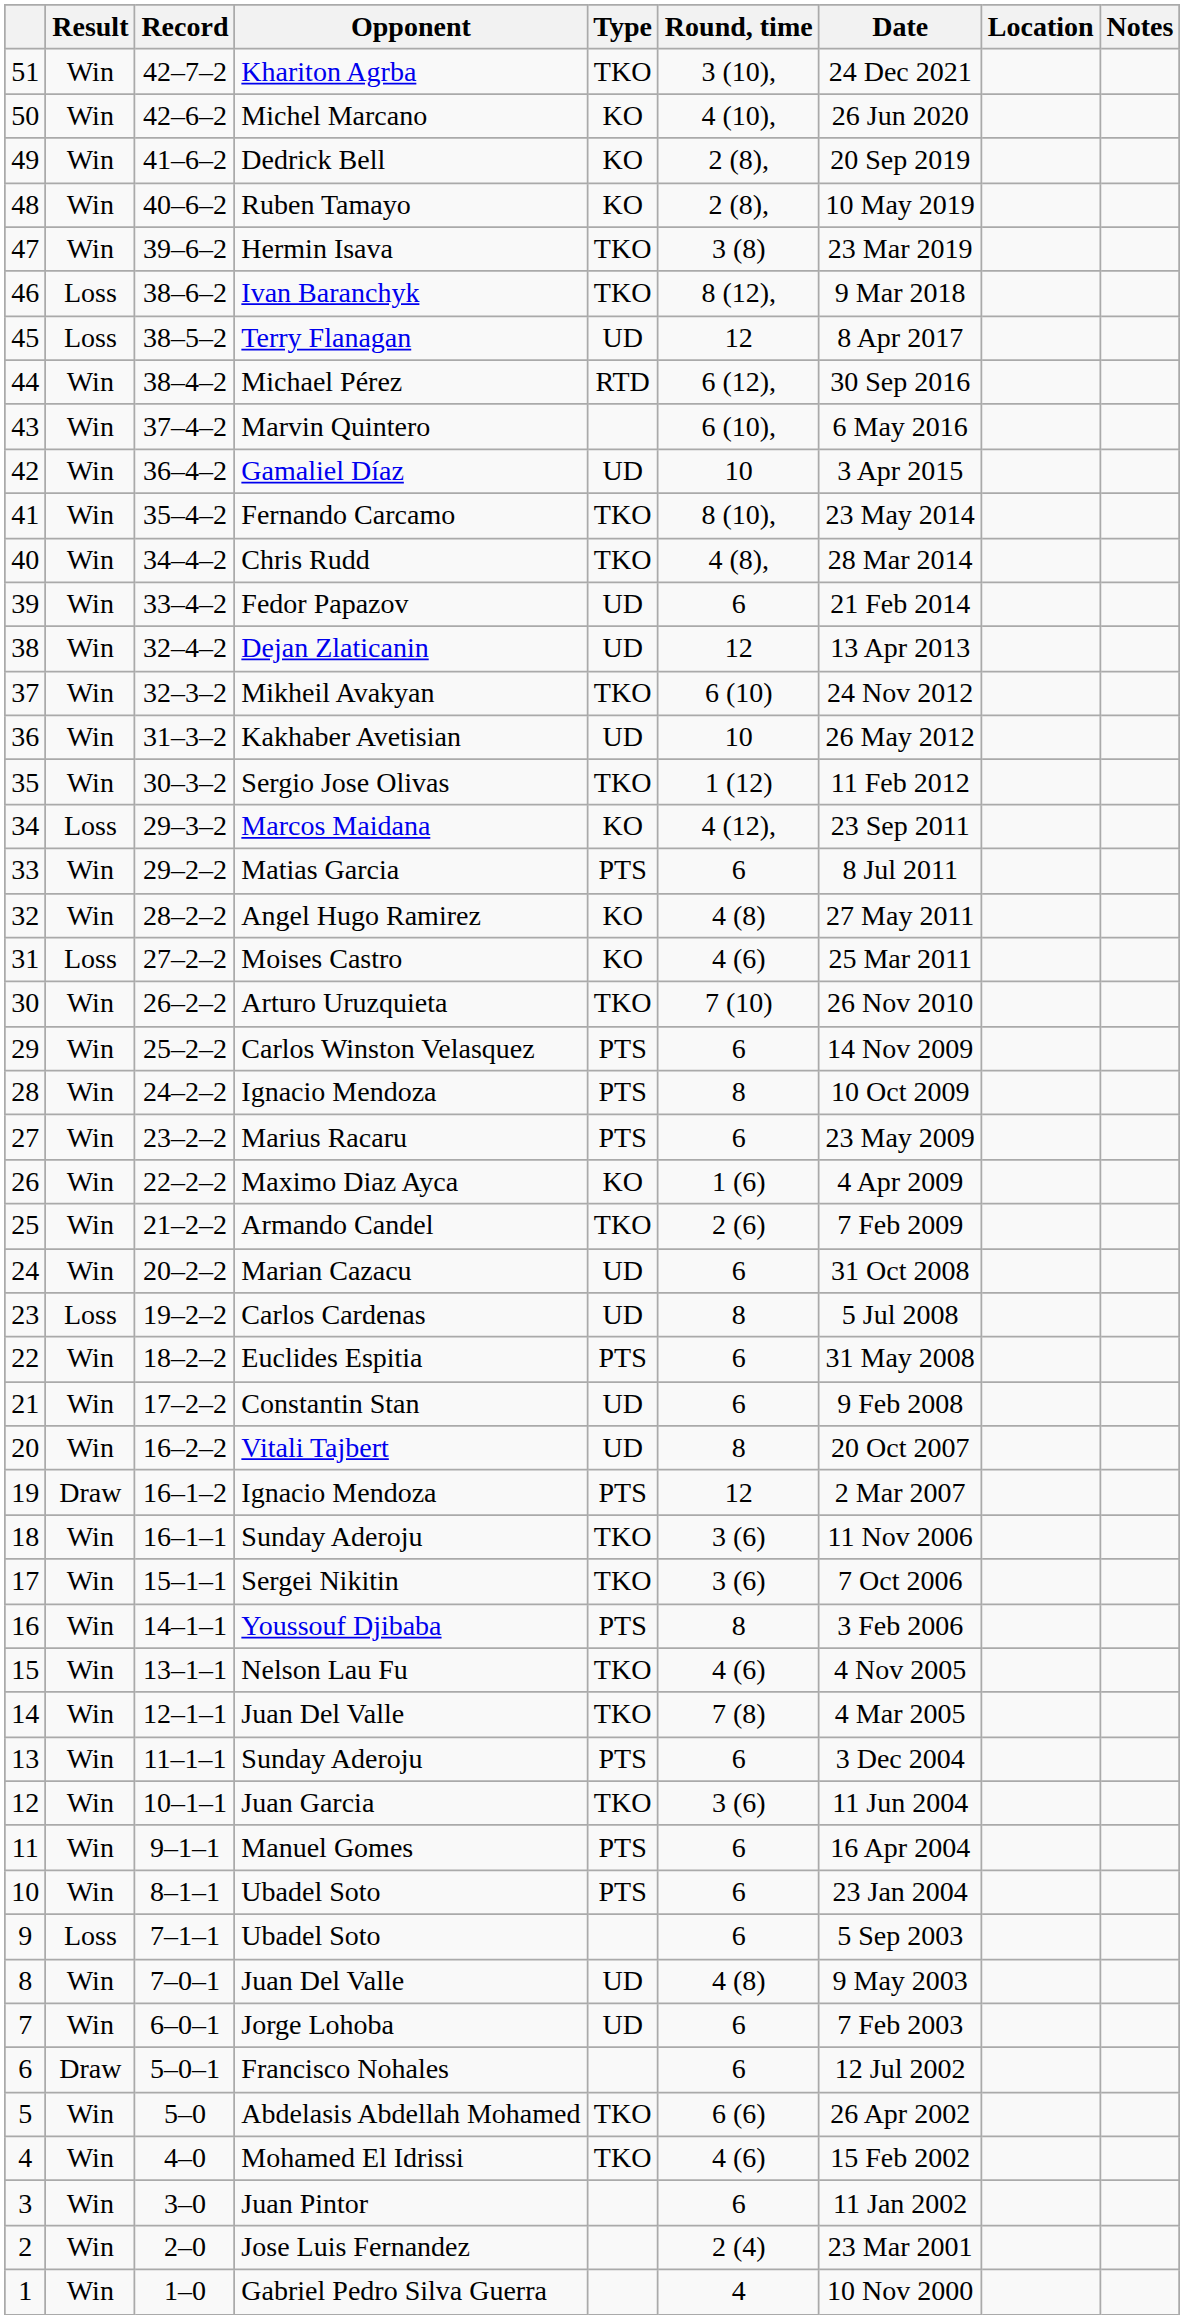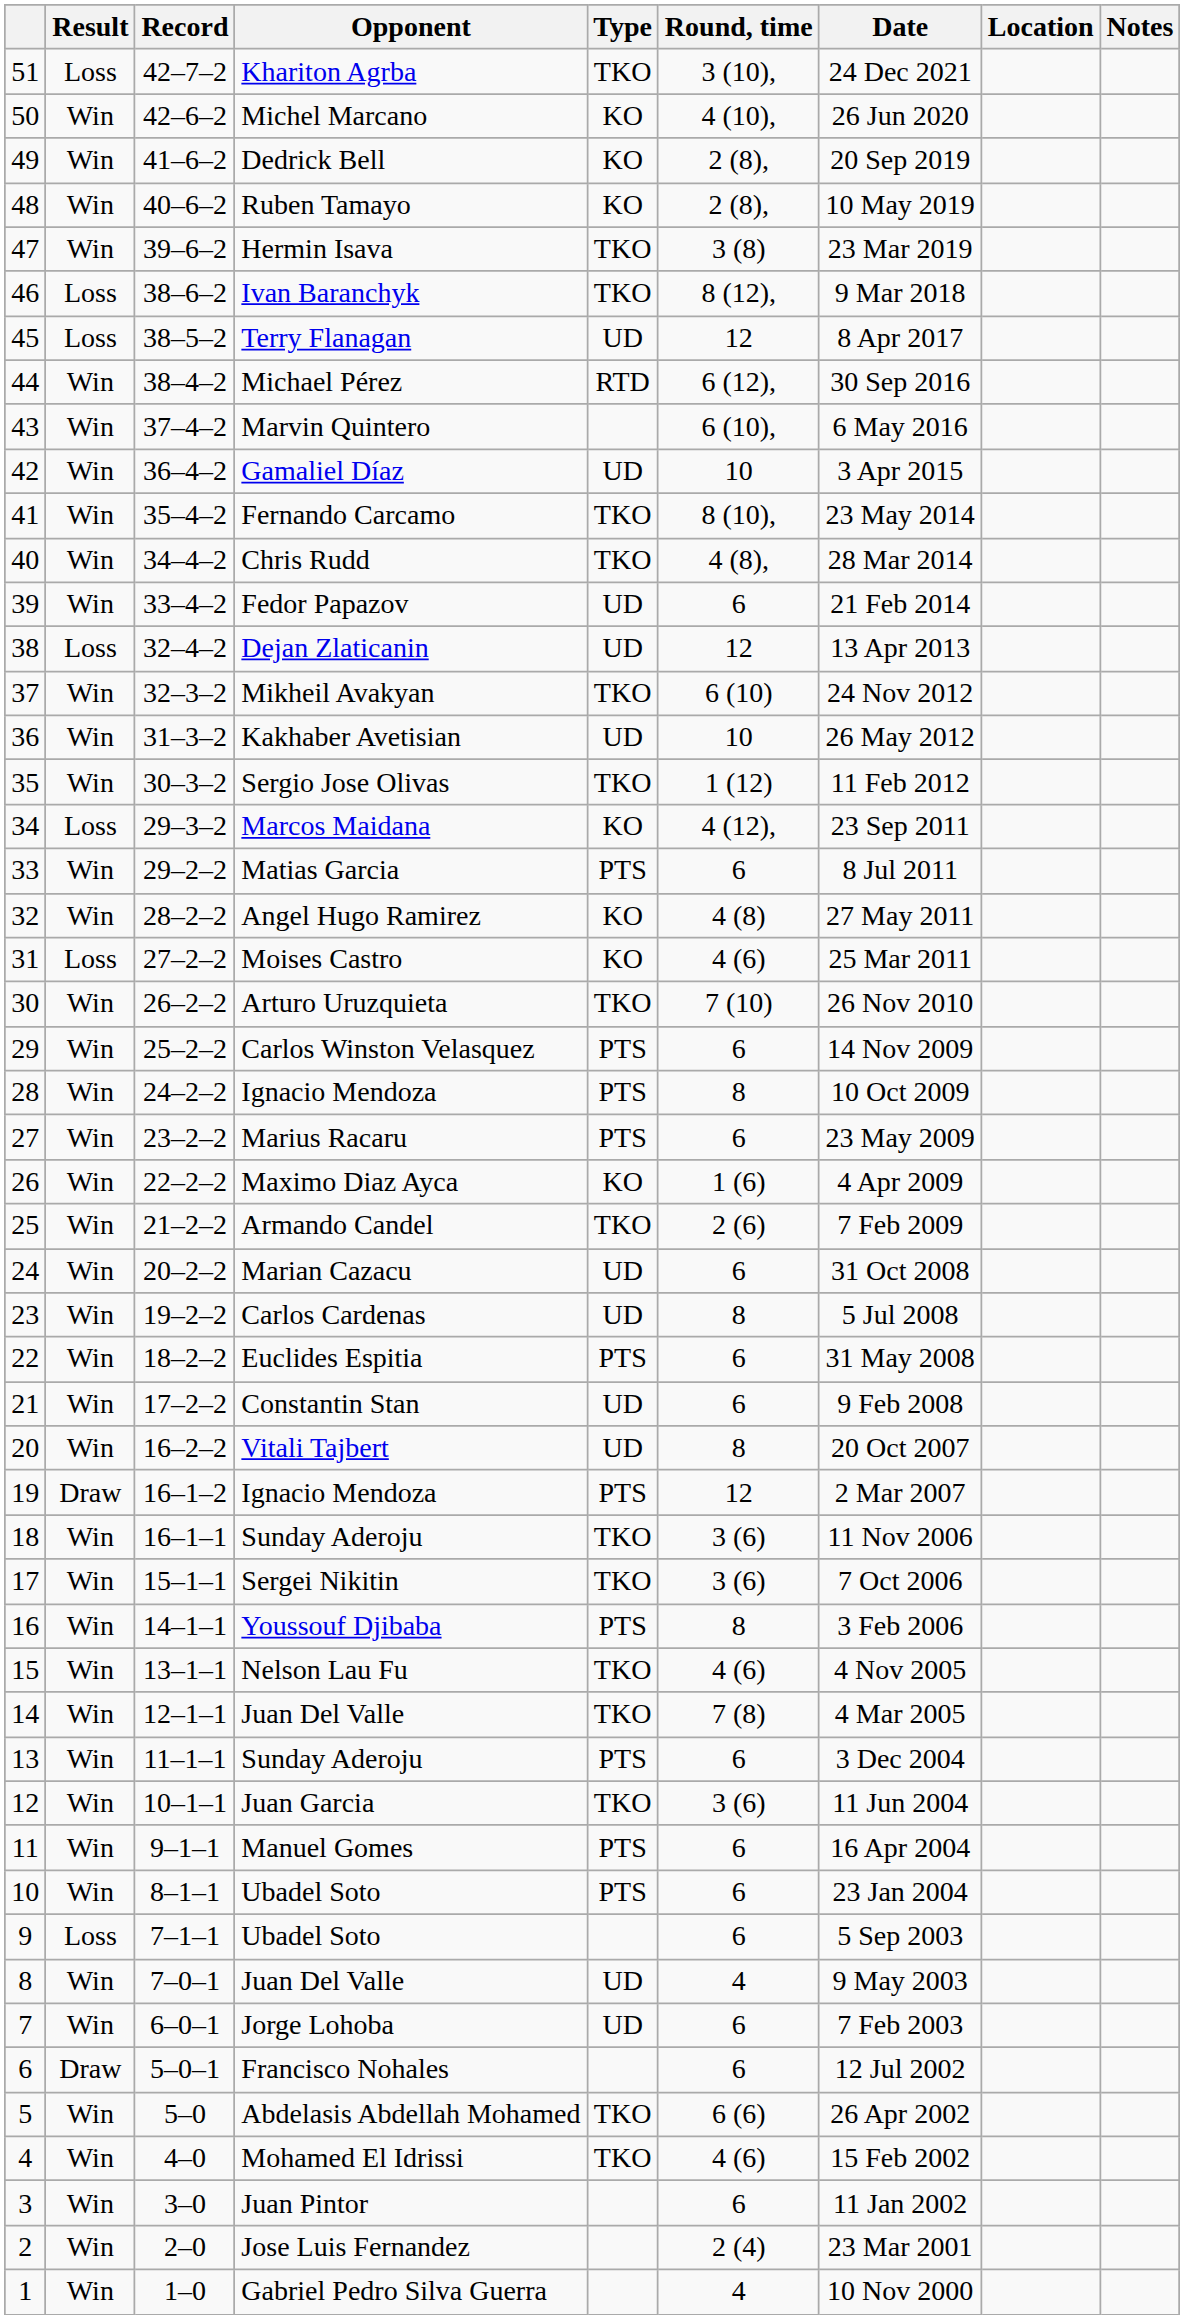(90, 71) Win -> (90, 71) Loss
(90, 648) Win -> (90, 648) Loss
(90, 1314) Loss -> (90, 1314) Win
(739, 1980) 4 (8) -> (739, 1980) 4
